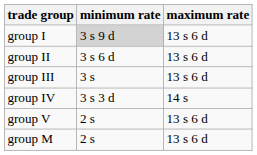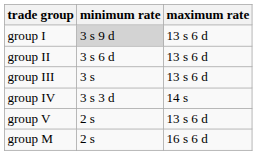(187, 139) 13 s 6 d -> (187, 139) 16 s 6 d
